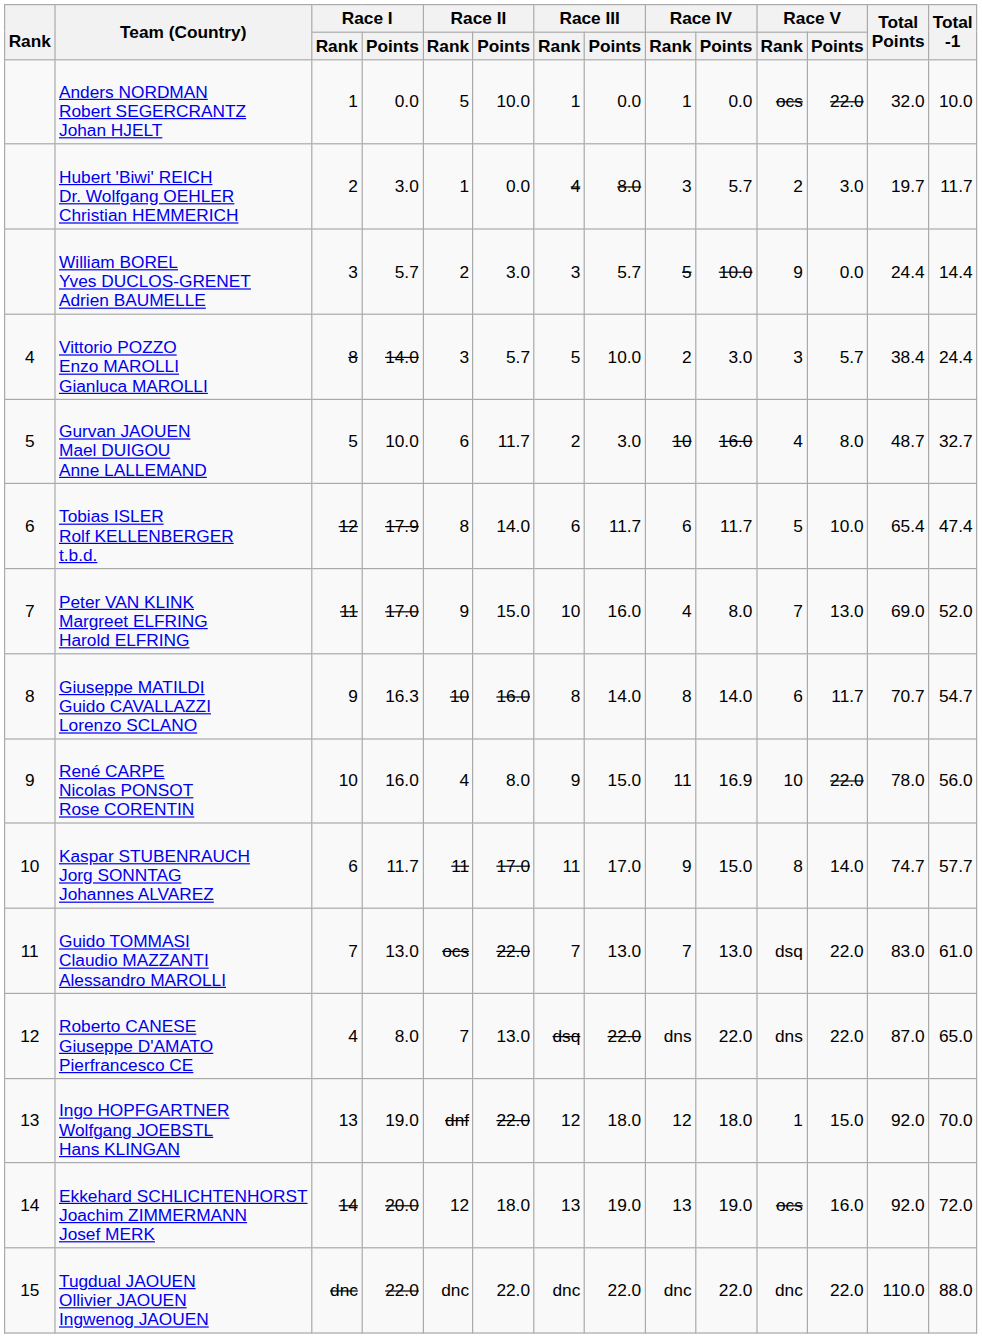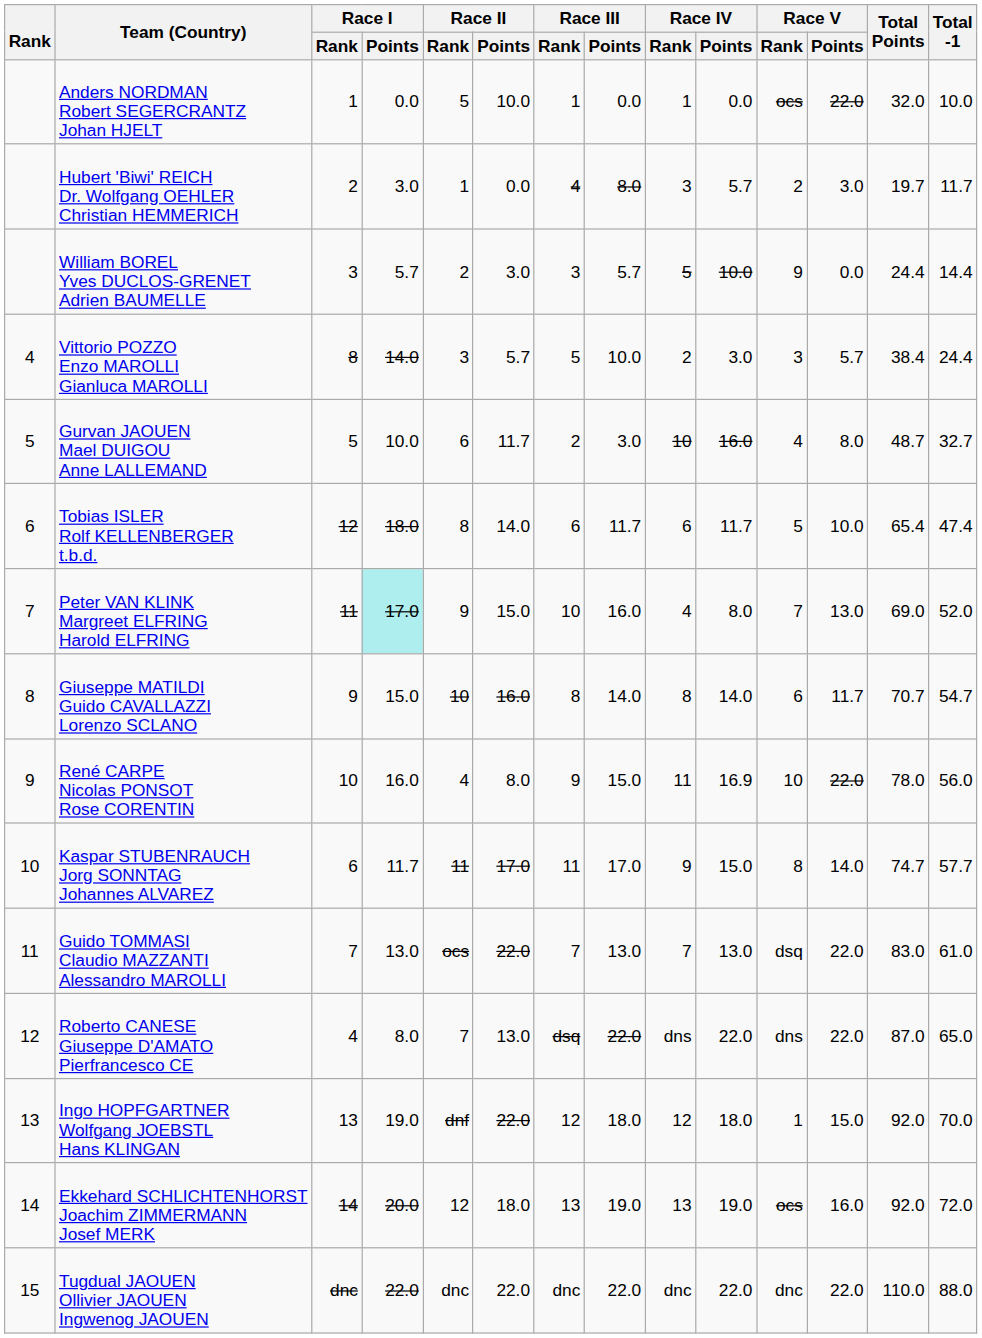(402, 527) 17.9 -> (402, 527) 18.0
(402, 611) no background -> (402, 611) paleturquoise background
(402, 696) 16.3 -> (402, 696) 15.0
